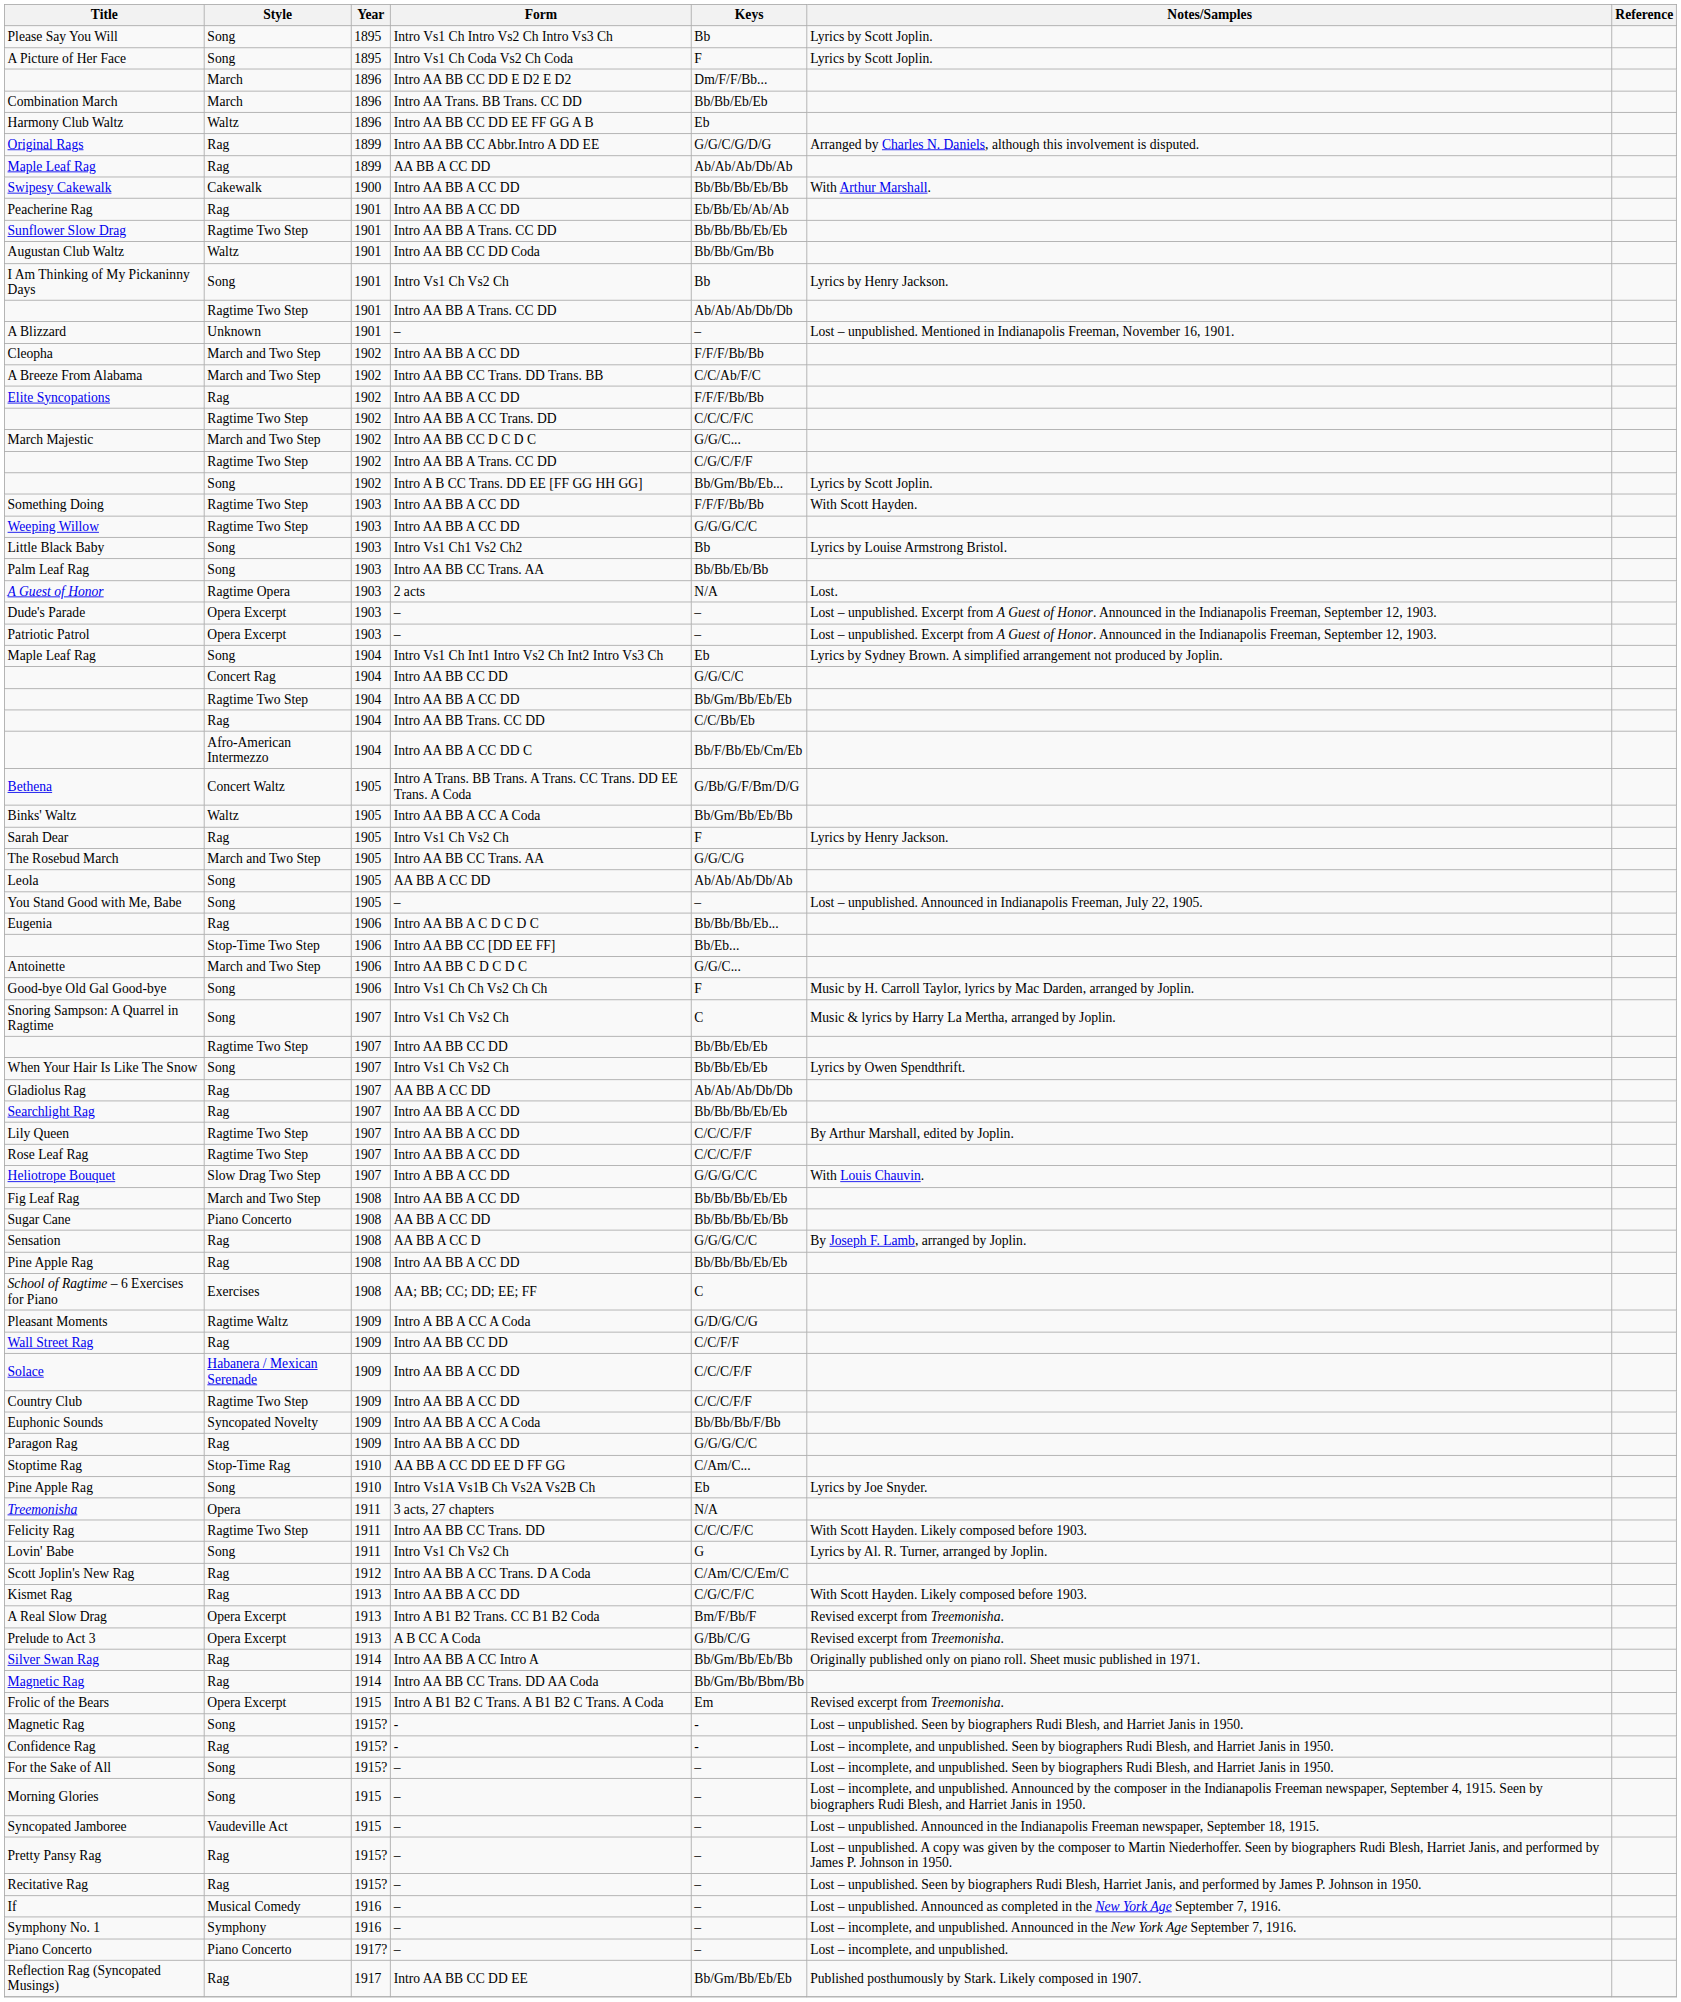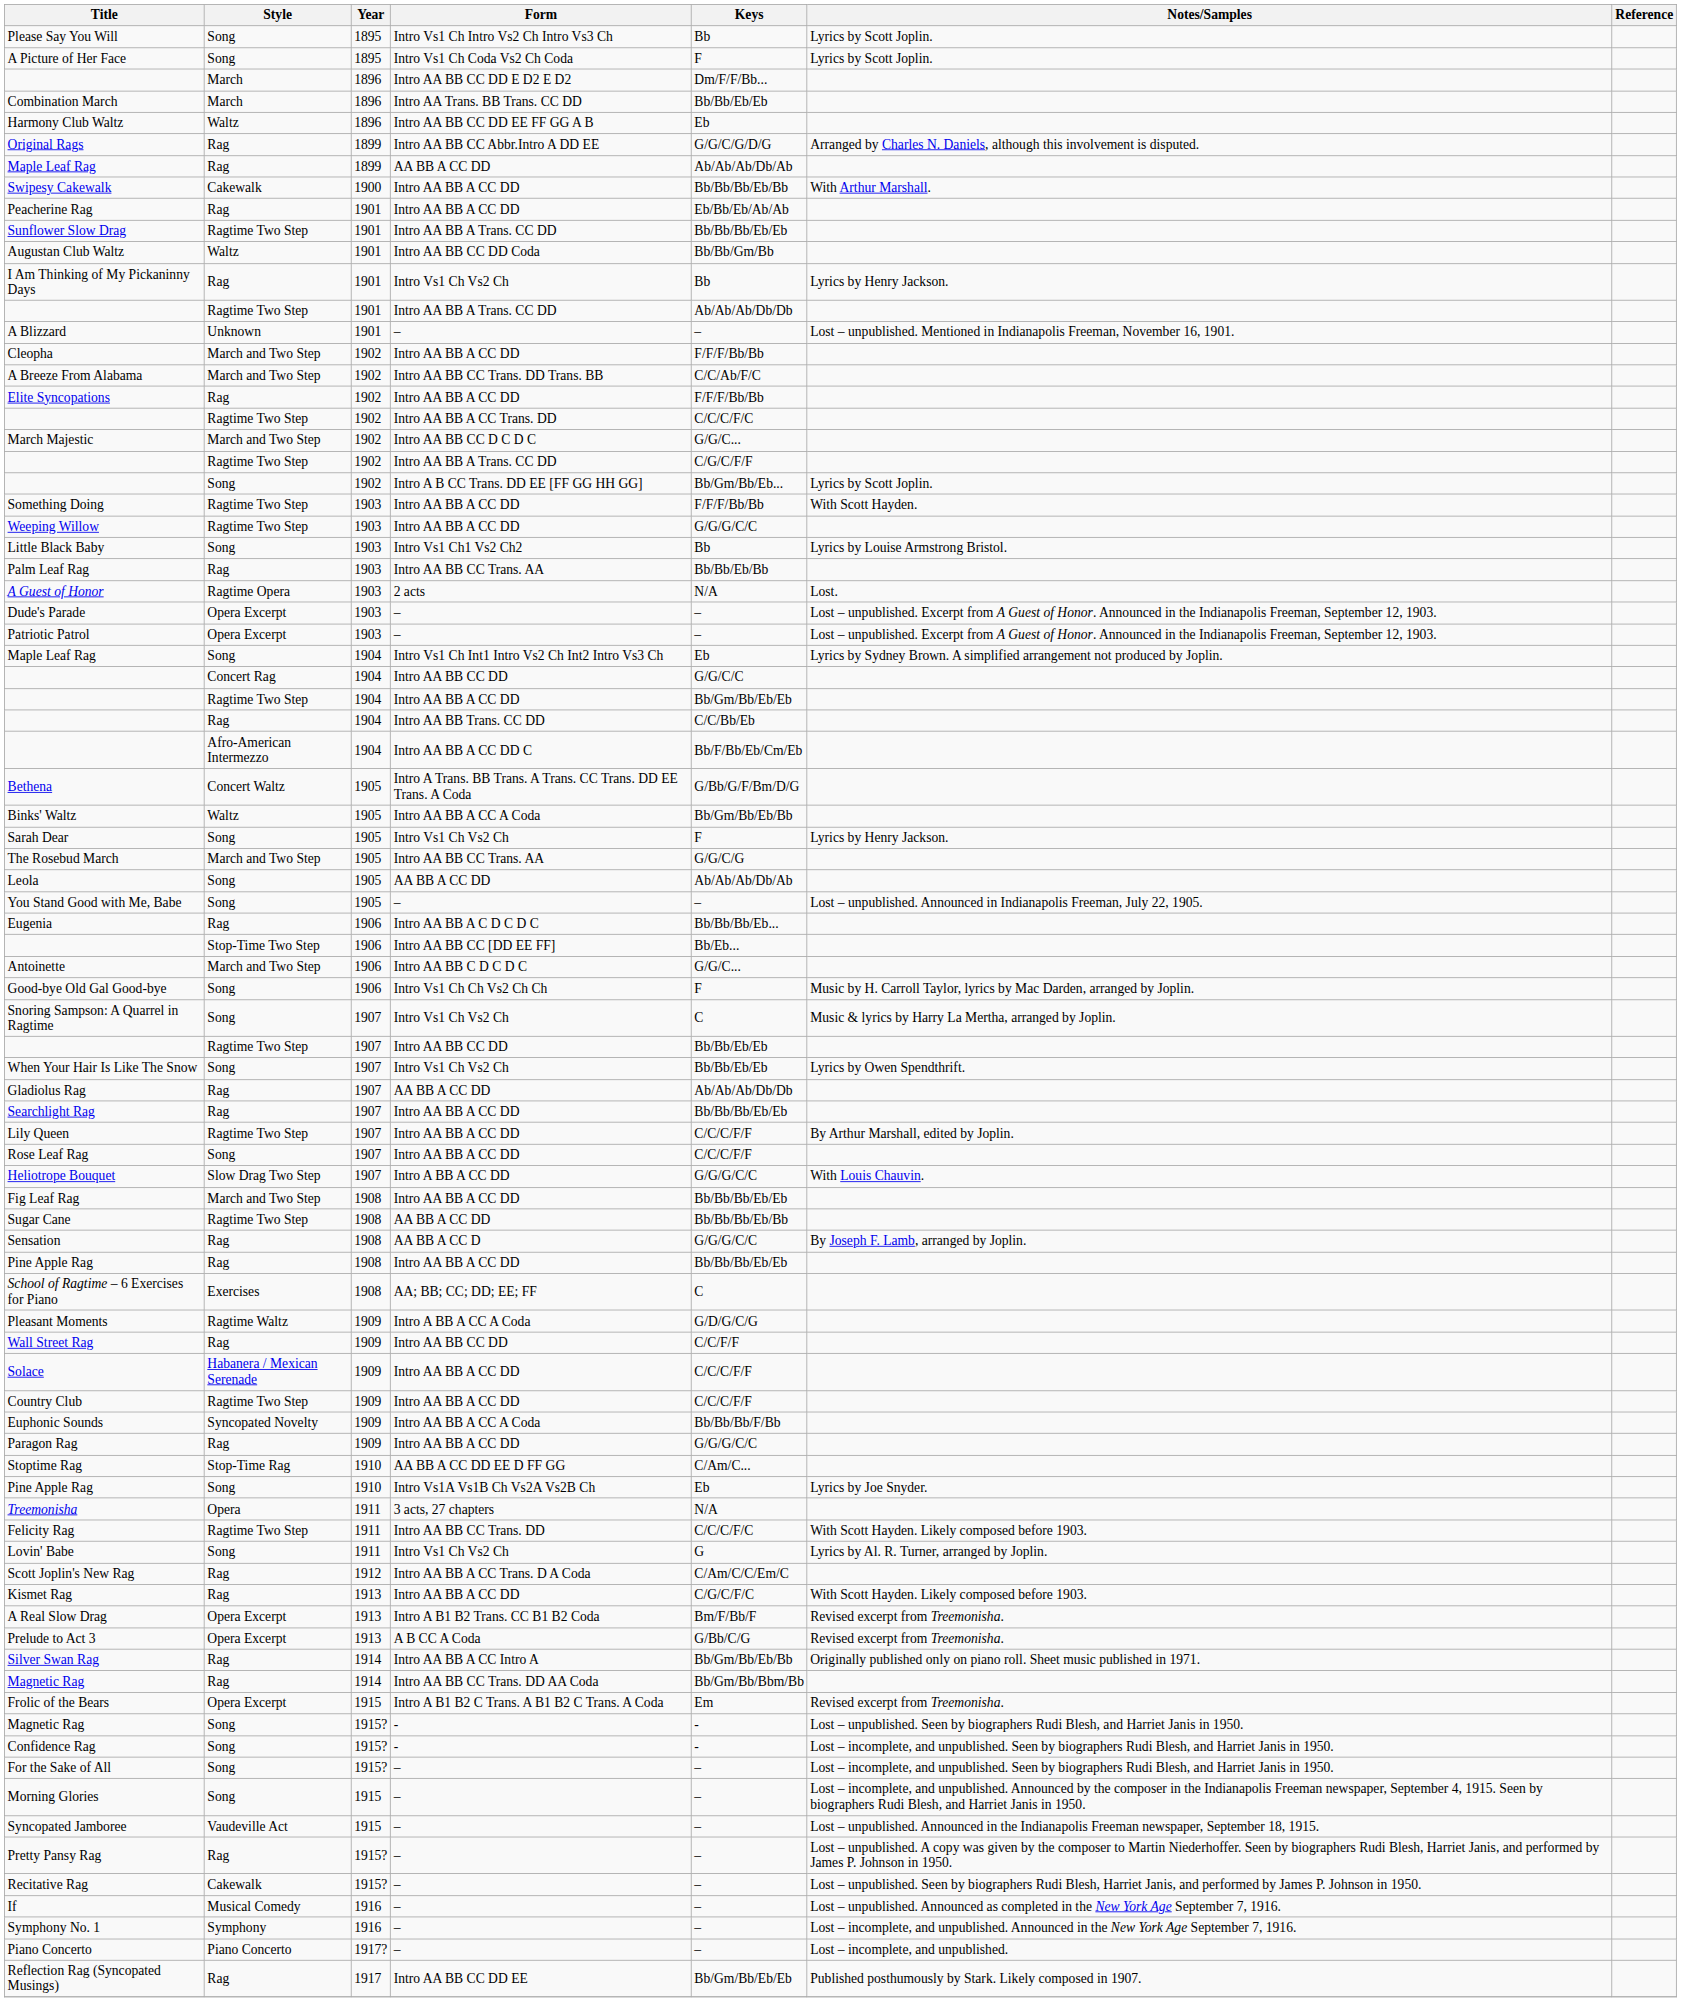(221, 281) Song -> (218, 281) Rag
(221, 569) Song -> (218, 569) Rag
(218, 837) Rag -> (221, 837) Song
(258, 1154) Ragtime Two Step -> (221, 1154) Song
(249, 1219) Piano Concerto -> (258, 1219) Ragtime Two Step
(218, 1746) Rag -> (221, 1746) Song
(218, 1884) Rag -> (235, 1884) Cakewalk
